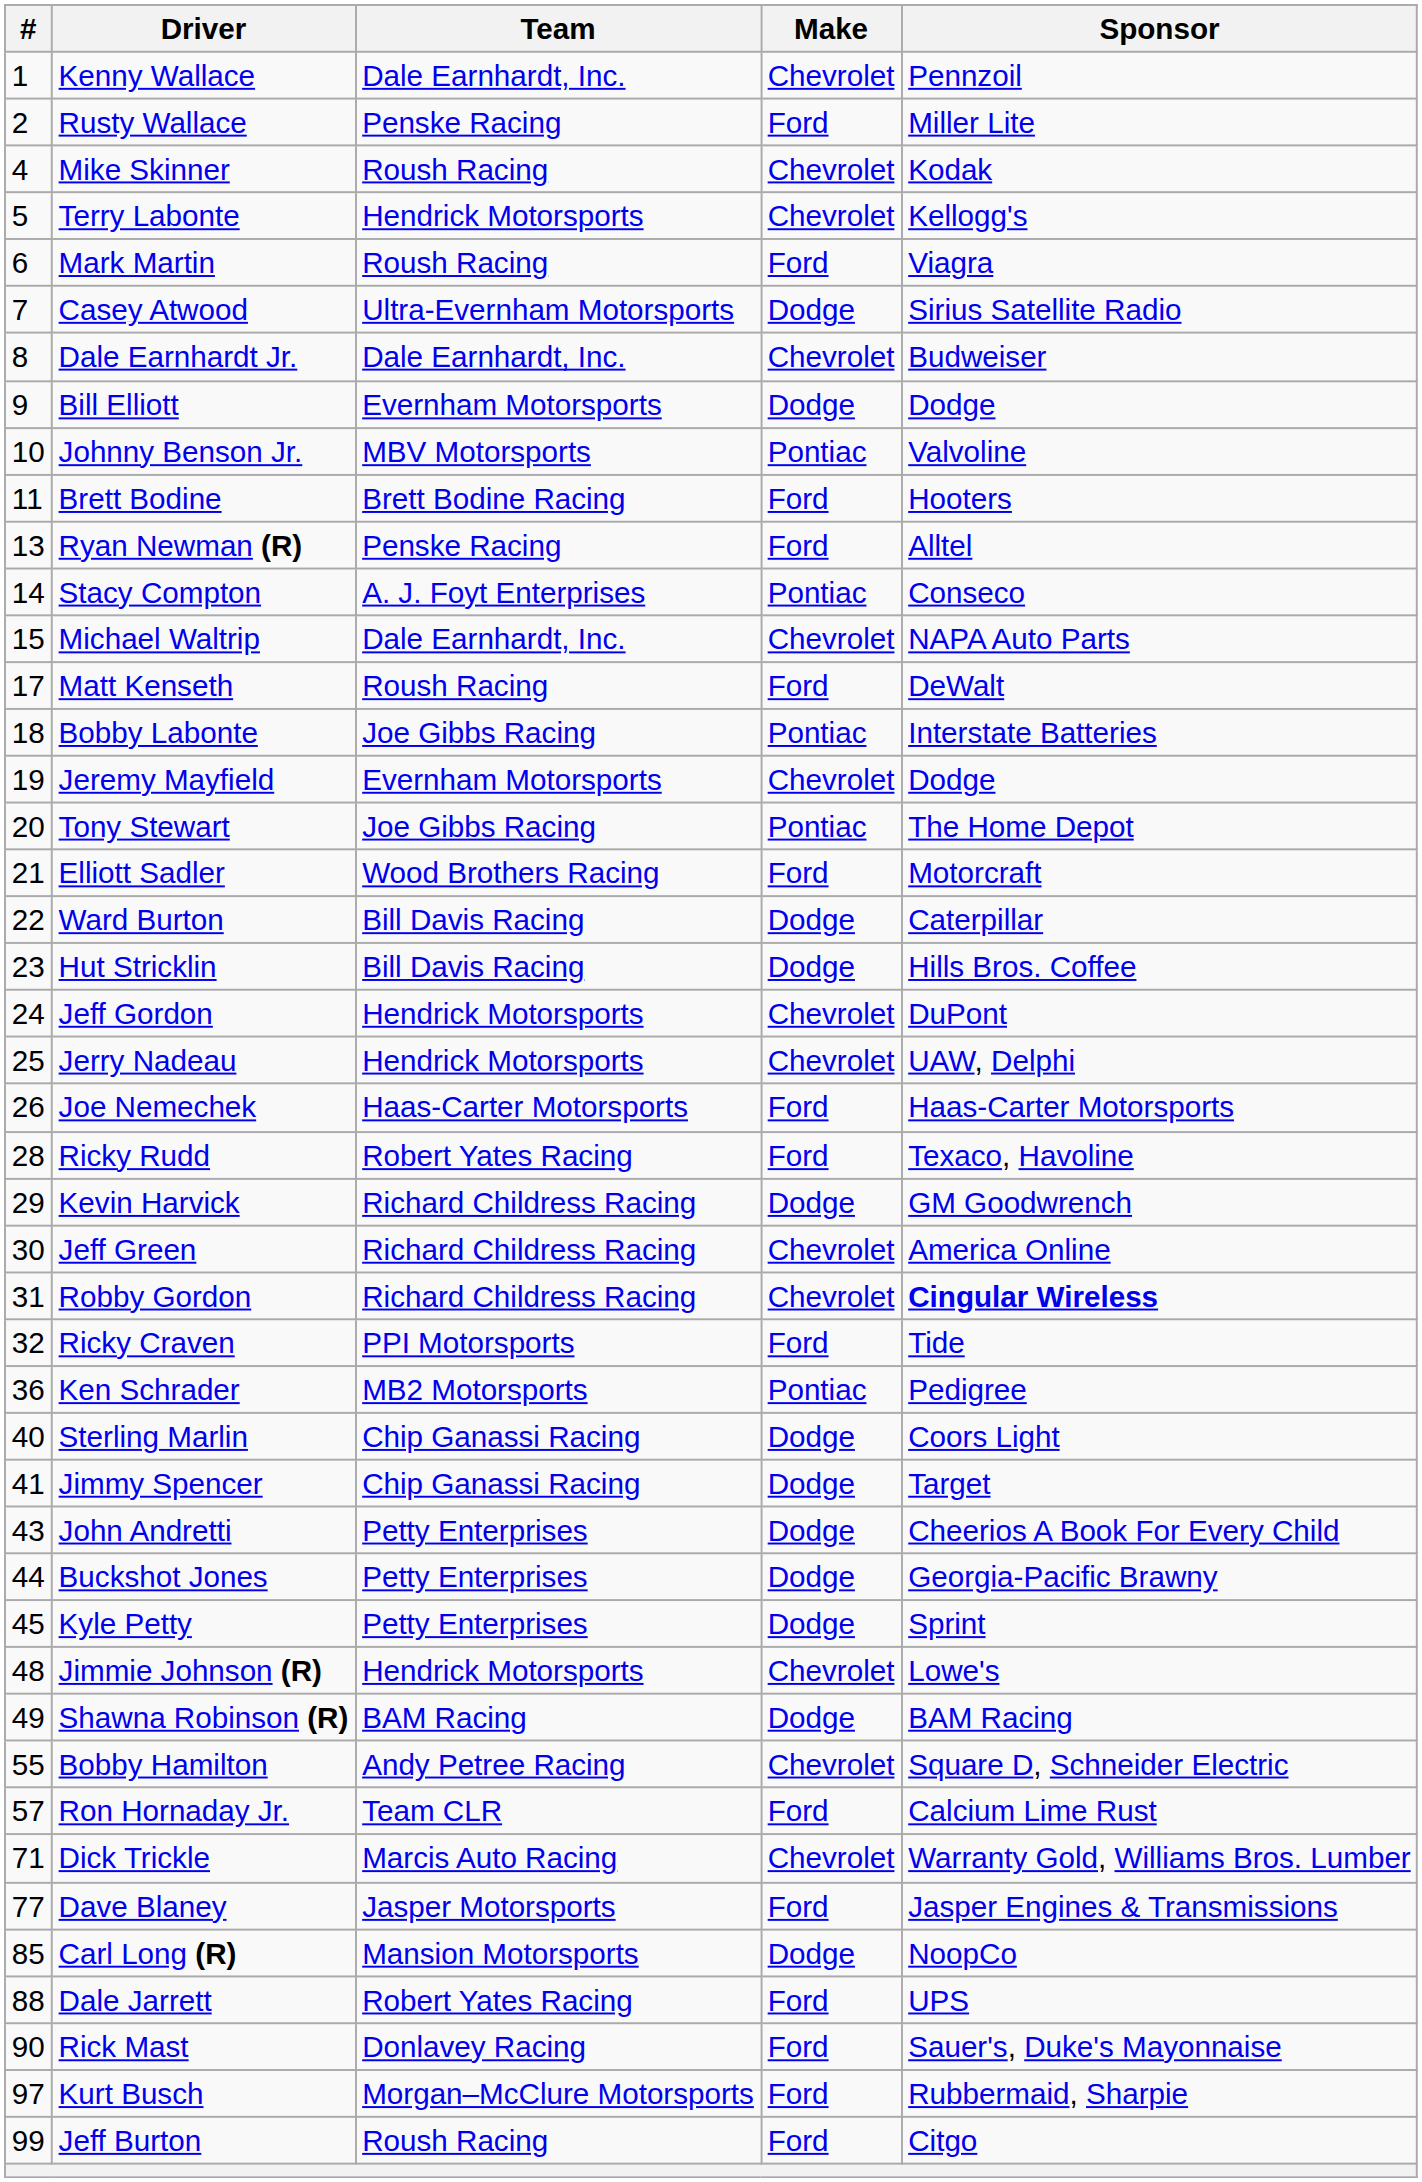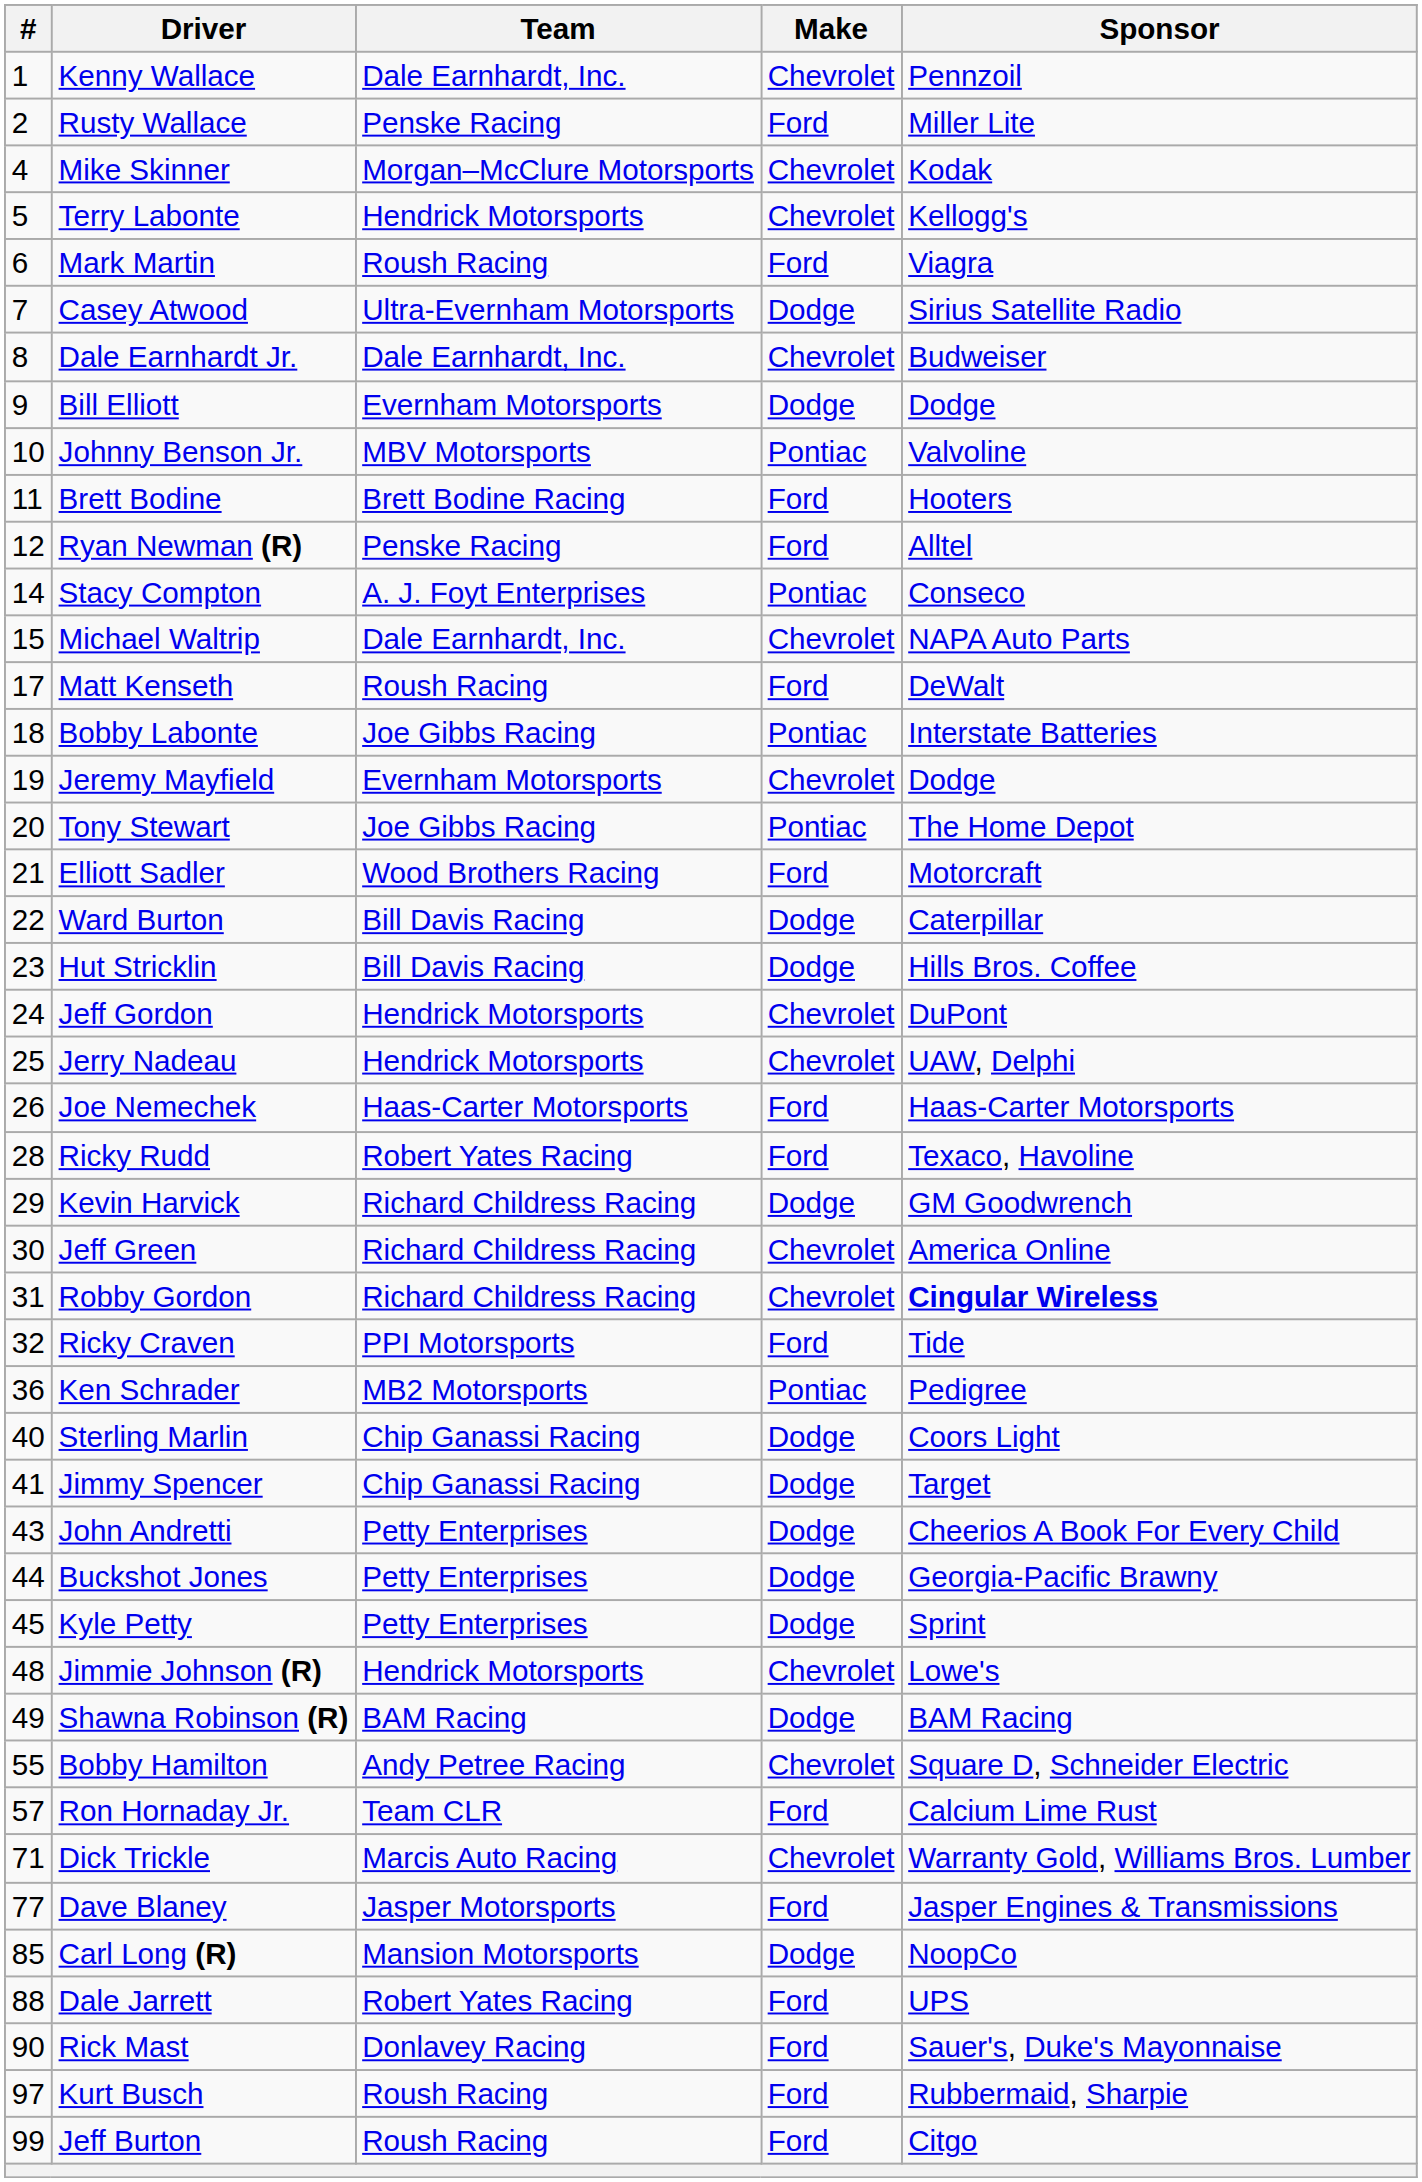(455, 169) Roush Racing -> (558, 169) Morgan–McClure Motorsports
(28, 545) 13 -> (28, 545) 12
(558, 2093) Morgan–McClure Motorsports -> (455, 2093) Roush Racing
